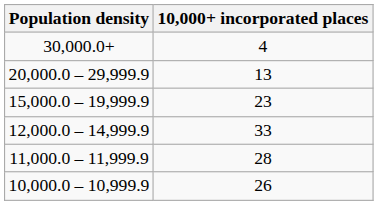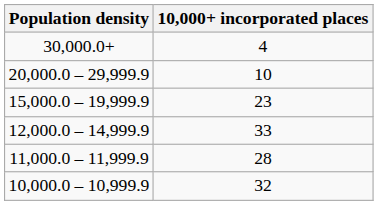(263, 74) 13 -> (263, 74) 10
(263, 185) 26 -> (263, 185) 32
